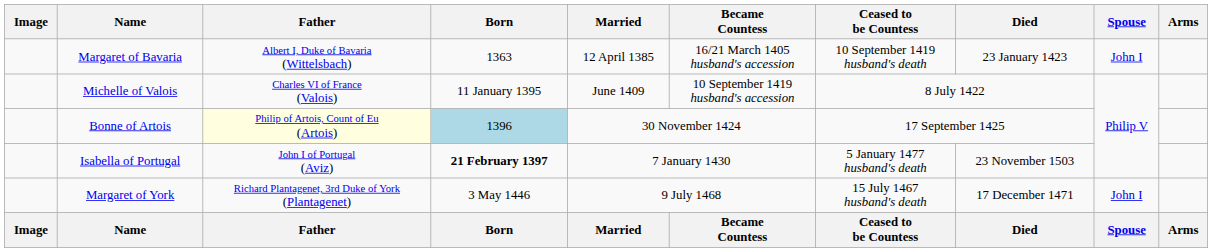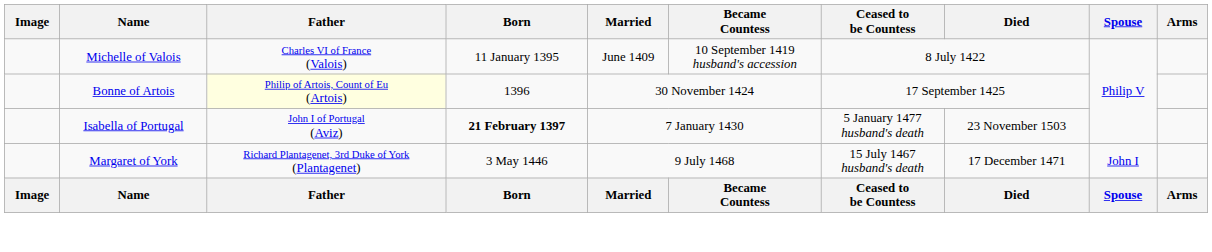- row: (130, 56)
(499, 125) lightblue background -> (517, 91) no background
